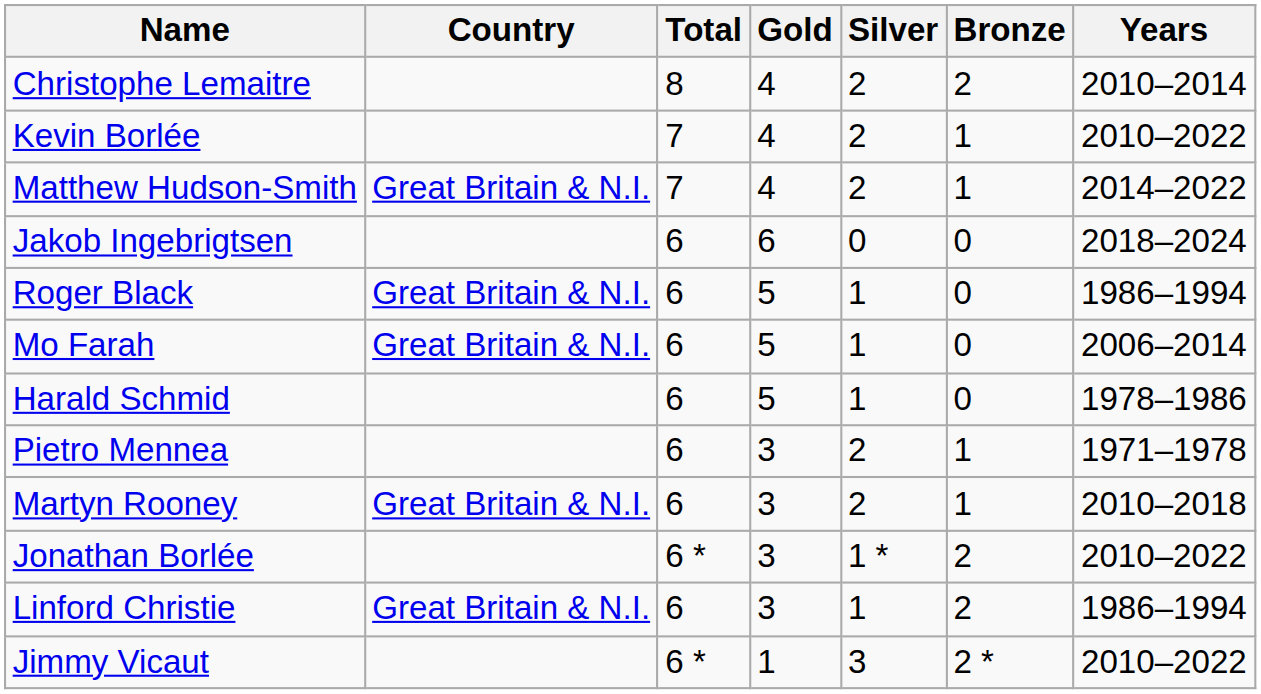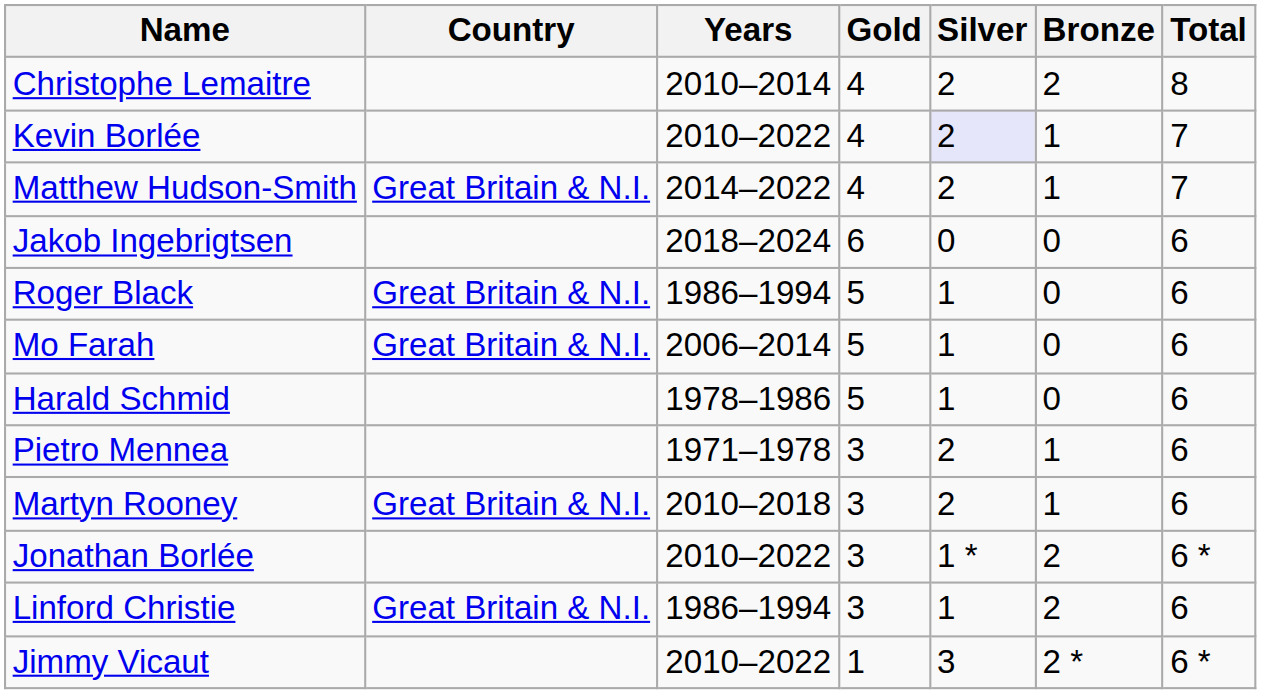columns swapped: (704, 30) <-> (1164, 30)
(857, 135) no background -> (946, 135) lavender background
